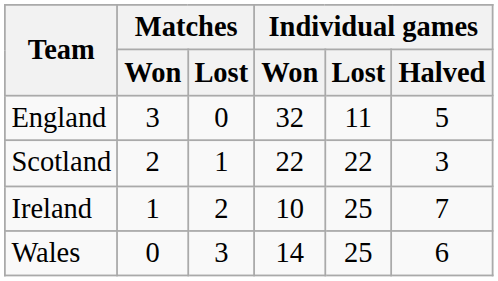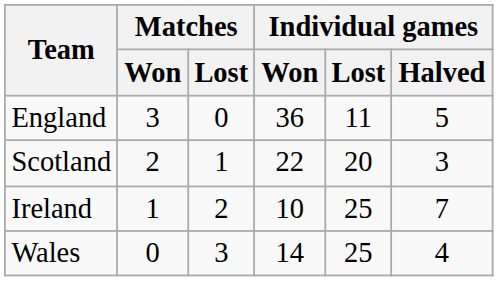(290, 117) 32 -> (290, 117) 36
(358, 162) 22 -> (358, 162) 20
(442, 252) 6 -> (442, 252) 4
